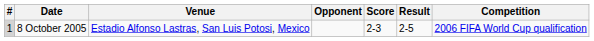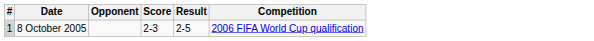- column: (200, 12)
